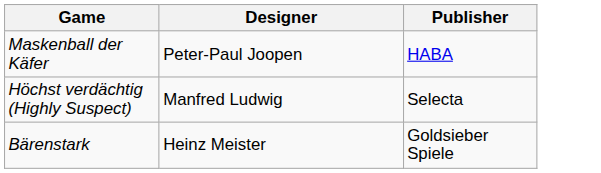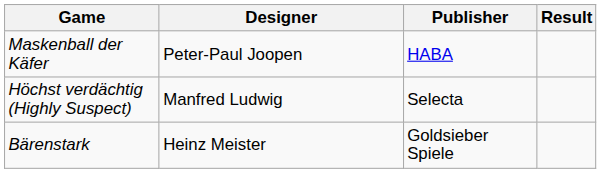+ column: (567, 17)
